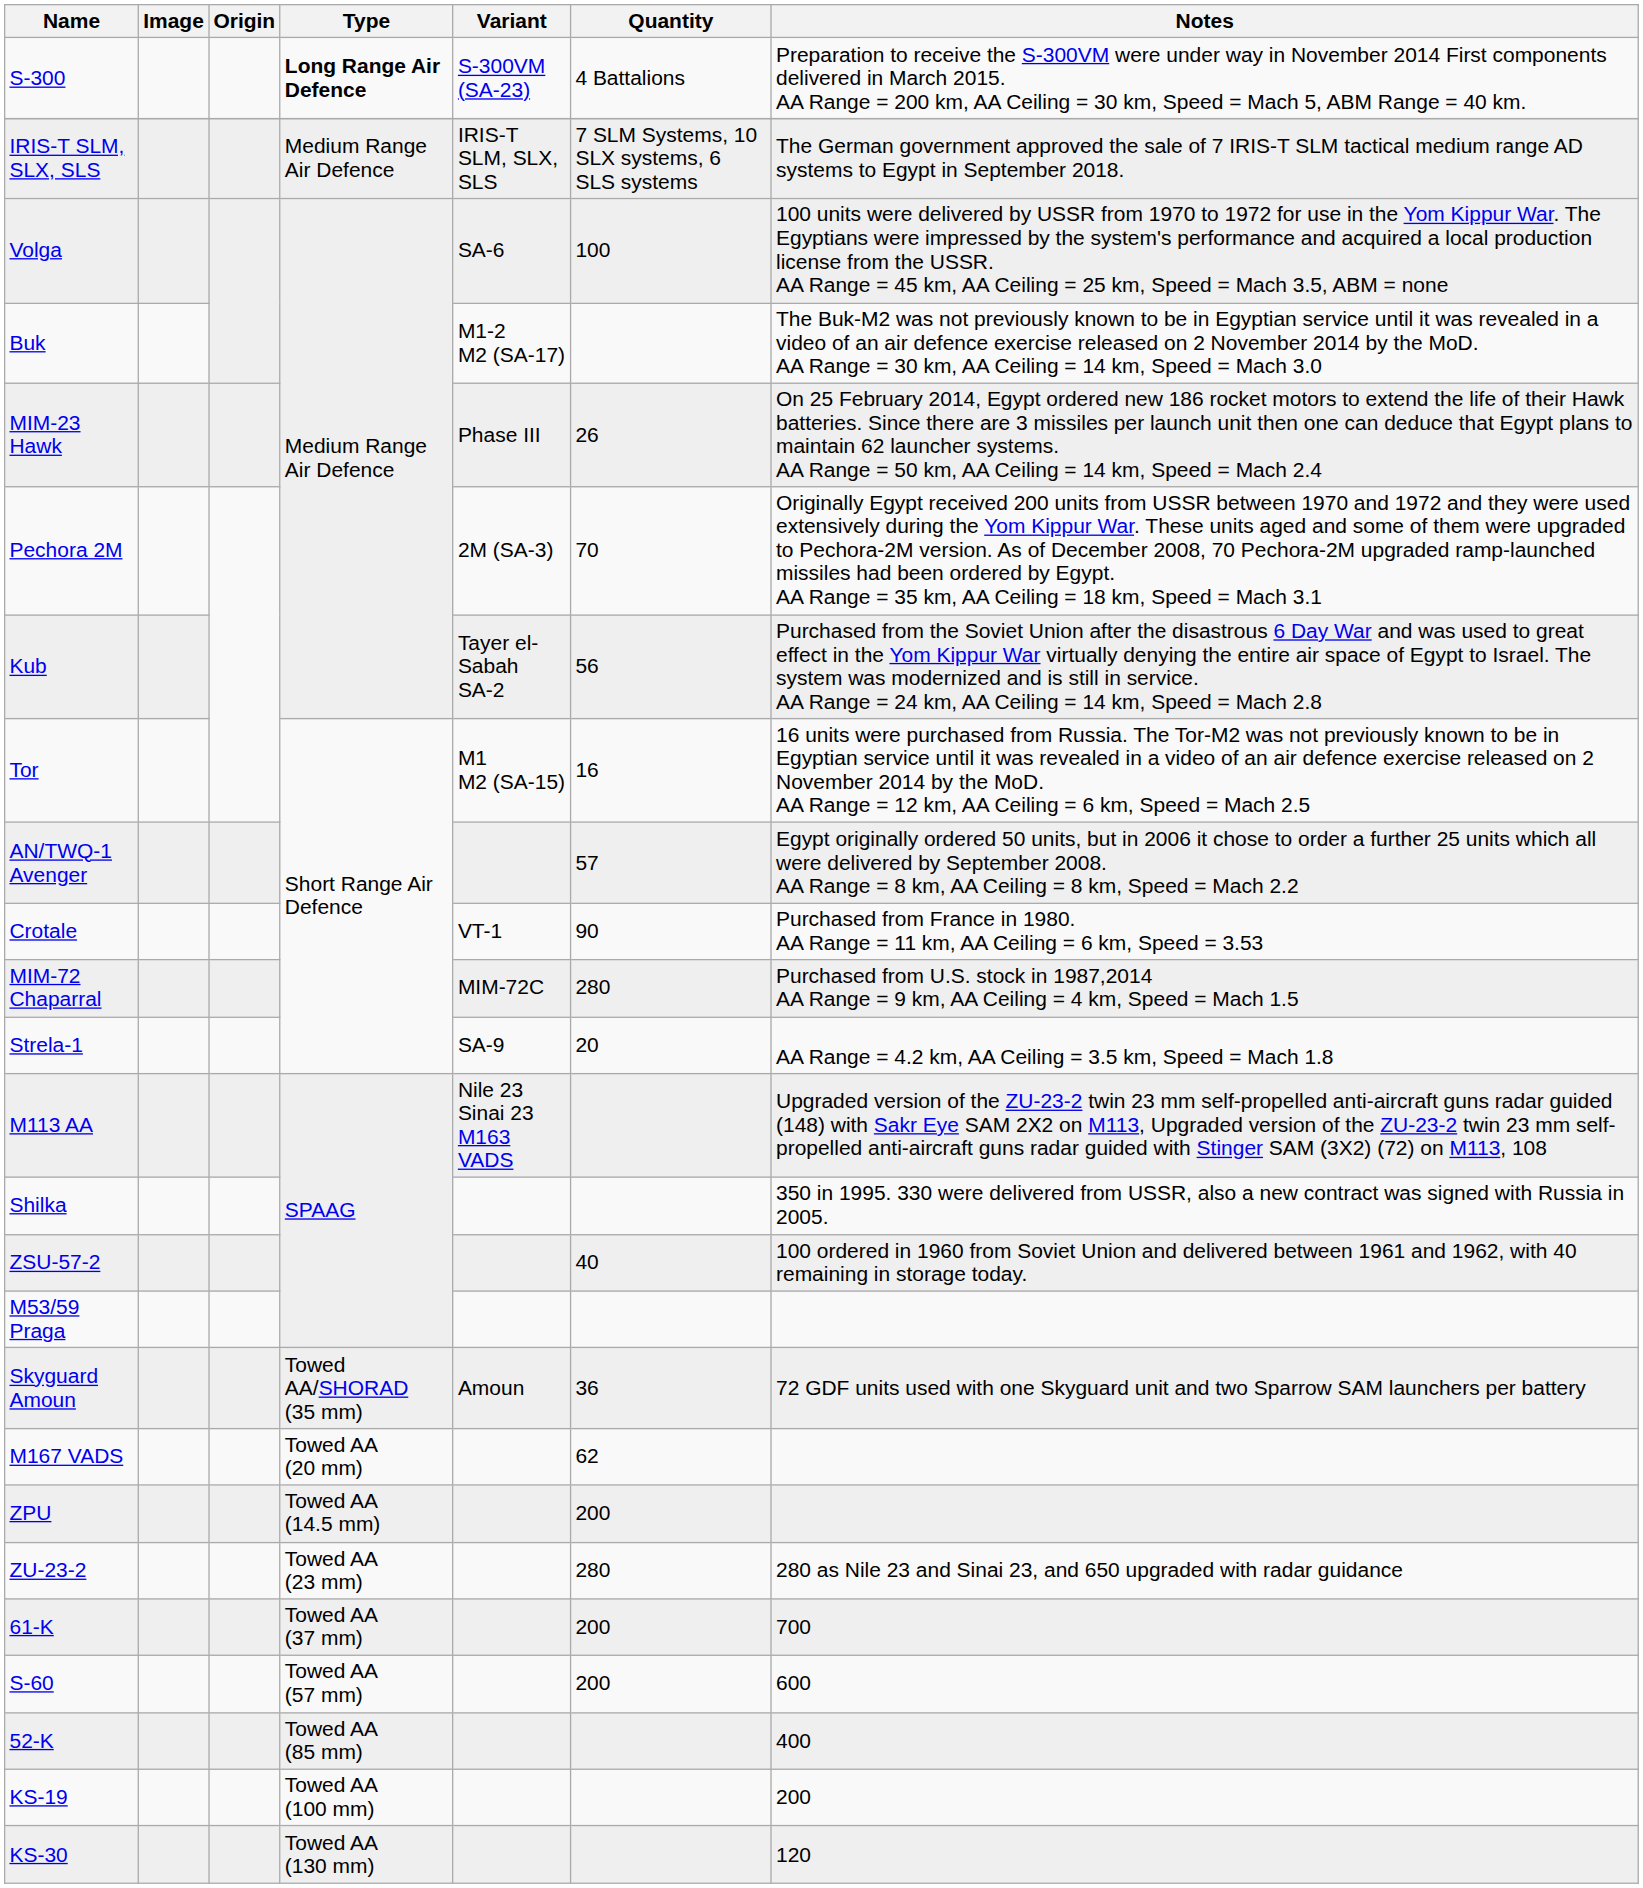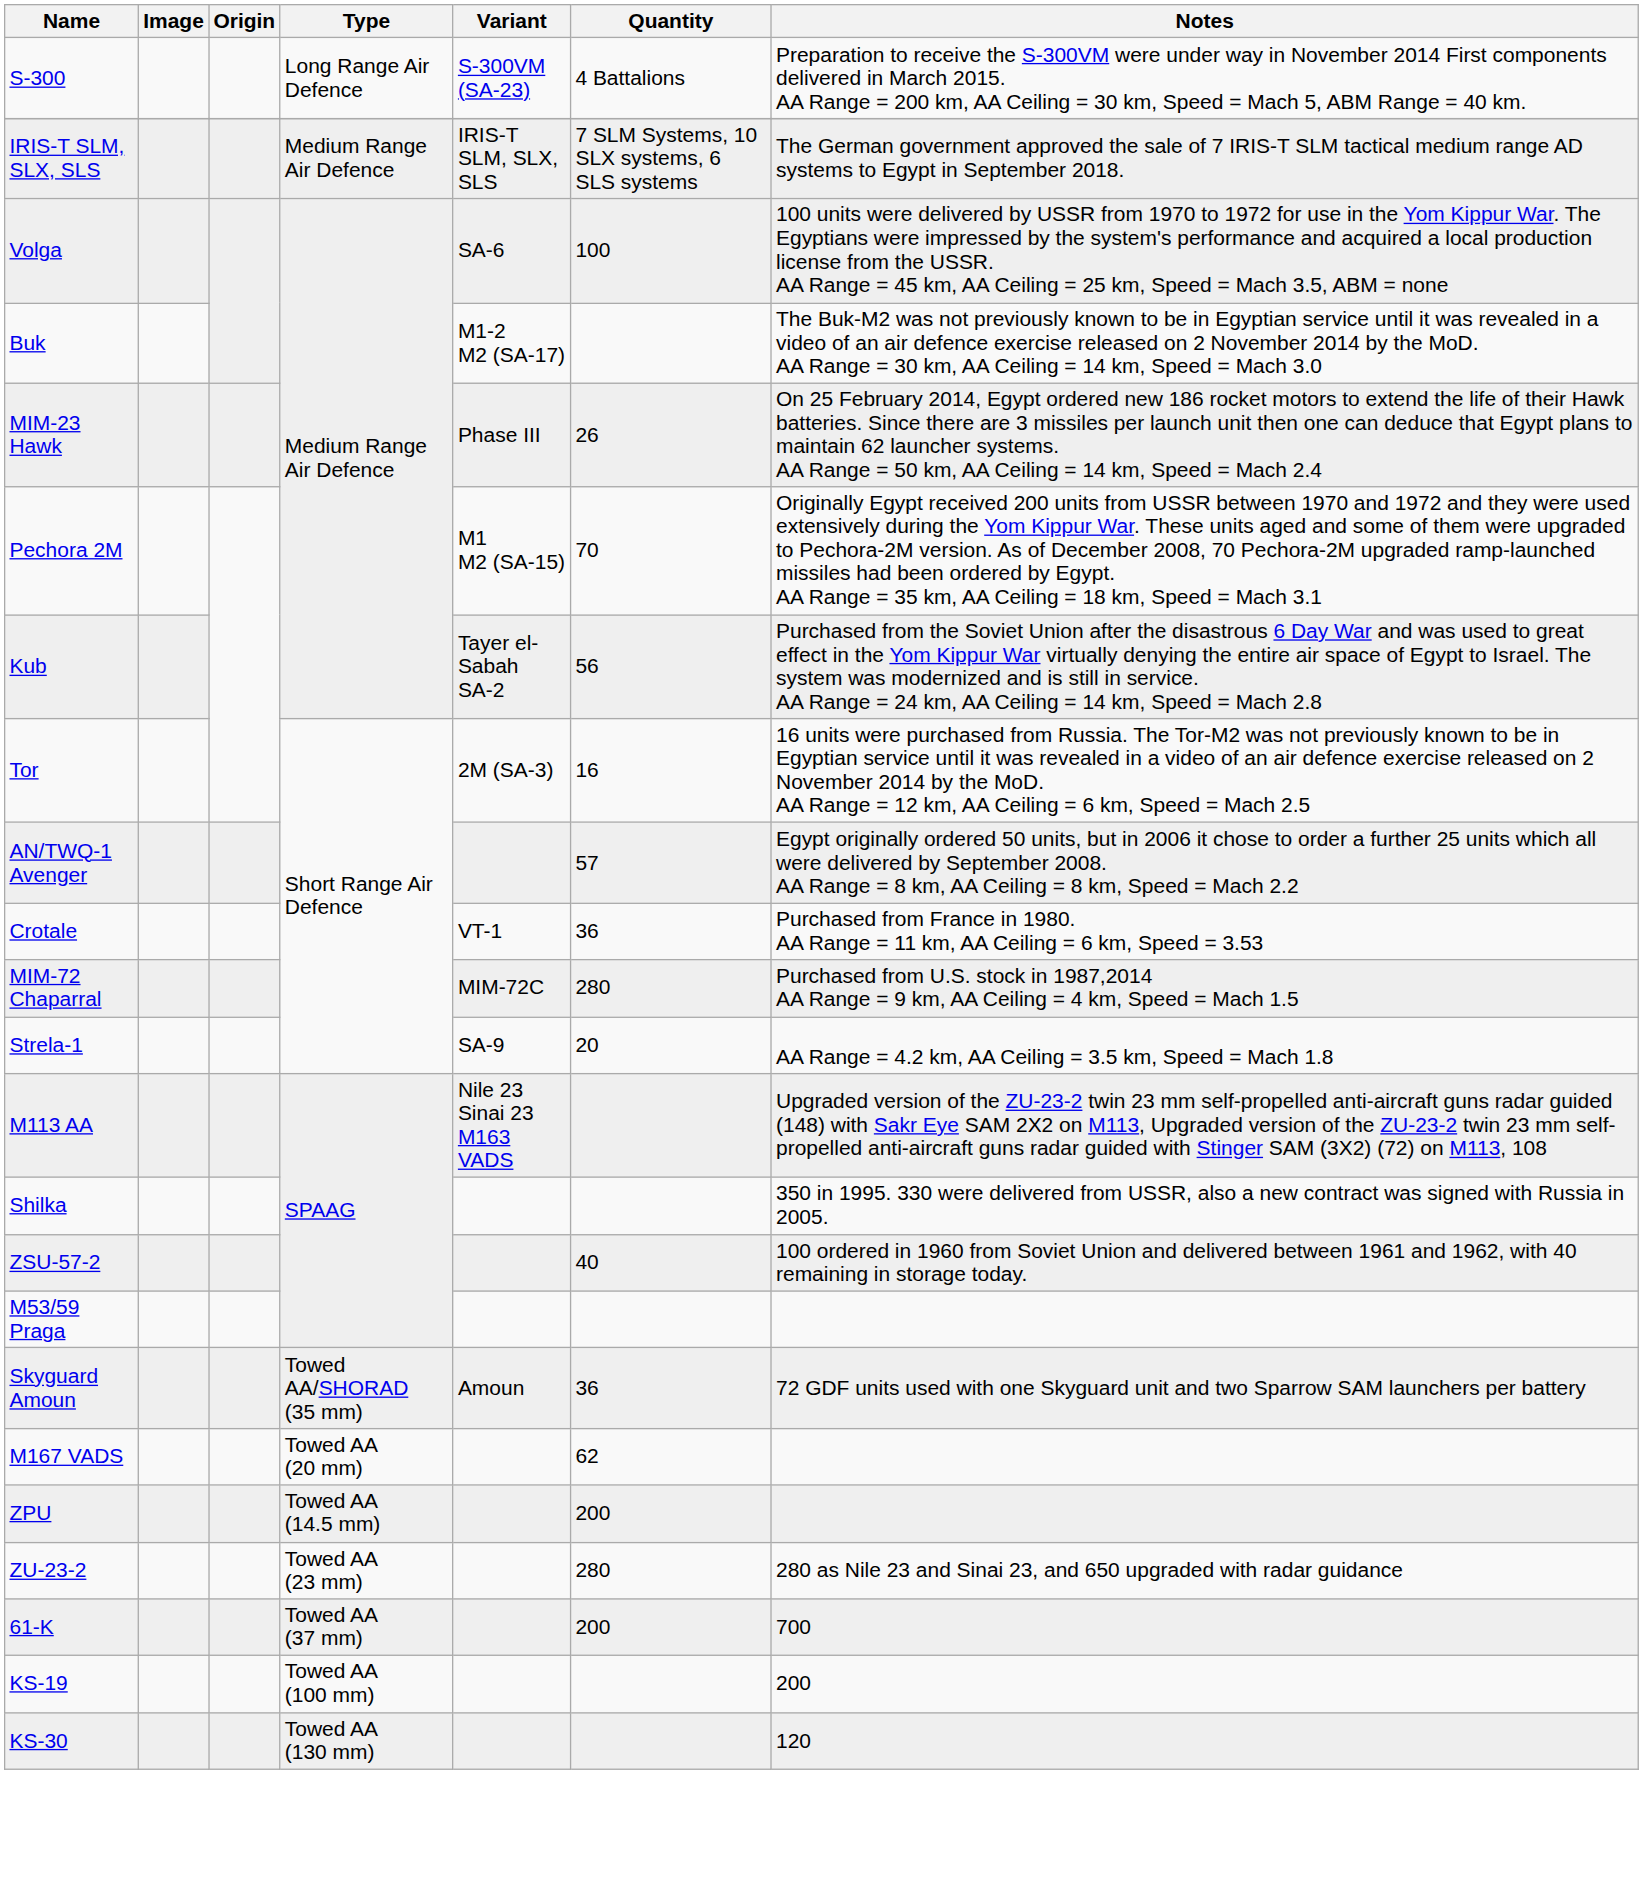(362, 77) bold -> (357, 77) normal
(506, 550) 2M (SA-3) -> (511, 550) M1 M2 (SA-15)
(511, 770) M1 M2 (SA-15) -> (506, 770) 2M (SA-3)
(587, 931) 90 -> (587, 931) 36
- row: (32, 1683)
- row: (32, 1740)
